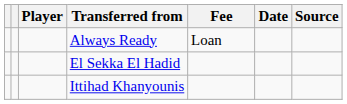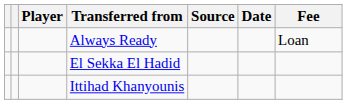columns swapped: (221, 16) <-> (317, 16)
